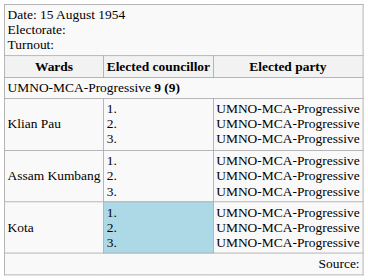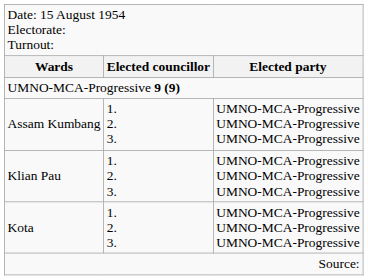rows swapped: (54, 176) <-> (34, 124)
(112, 227) lightblue background -> (112, 227) no background
